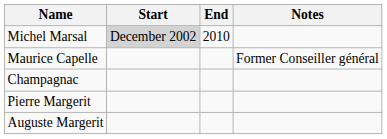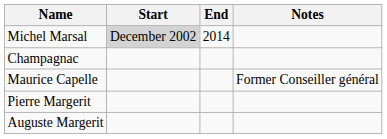(216, 36) 2010 -> (216, 36) 2014
rows swapped: (43, 79) <-> (53, 58)
